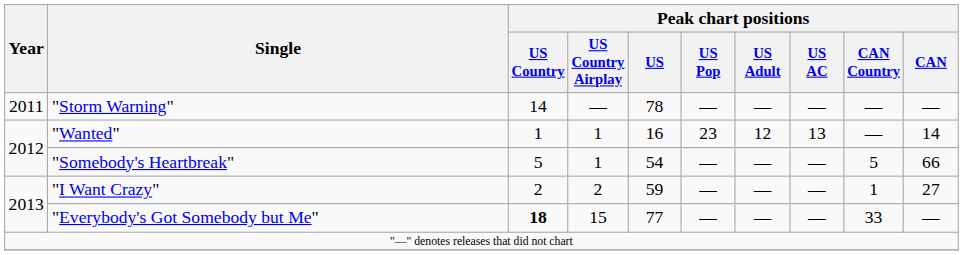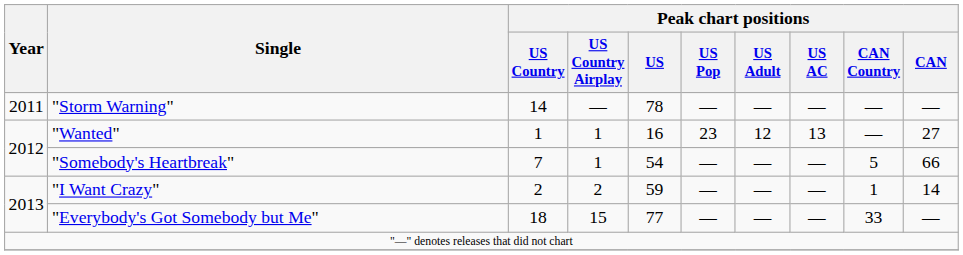(931, 134) 14 -> (931, 134) 27
(538, 161) 5 -> (538, 161) 7
(931, 189) 27 -> (931, 189) 14
(538, 217) bold -> (538, 217) normal
